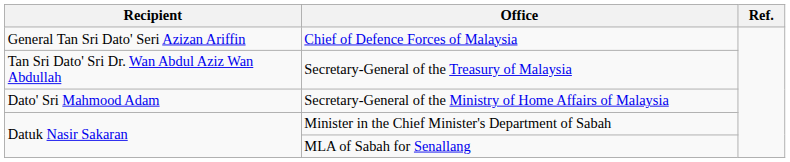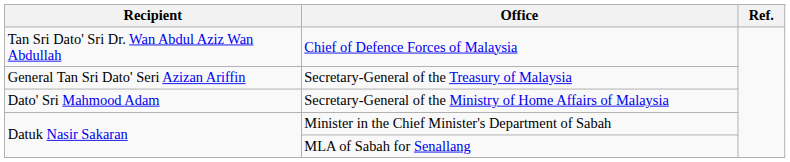(127, 38) General Tan Sri Dato' Seri Azizan Ariffin -> (131, 46) Tan Sri Dato' Sri Dr. Wan Abdul Aziz Wan Abdullah
(131, 69) Tan Sri Dato' Sri Dr. Wan Abdul Aziz Wan Abdullah -> (127, 77) General Tan Sri Dato' Seri Azizan Ariffin
